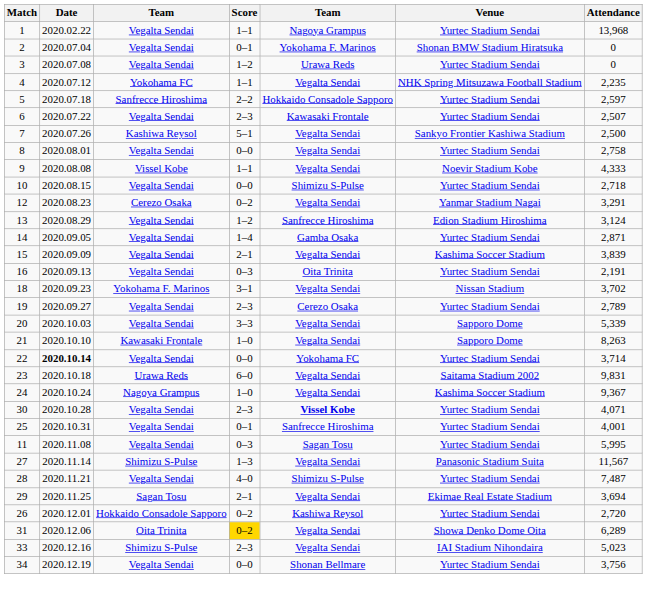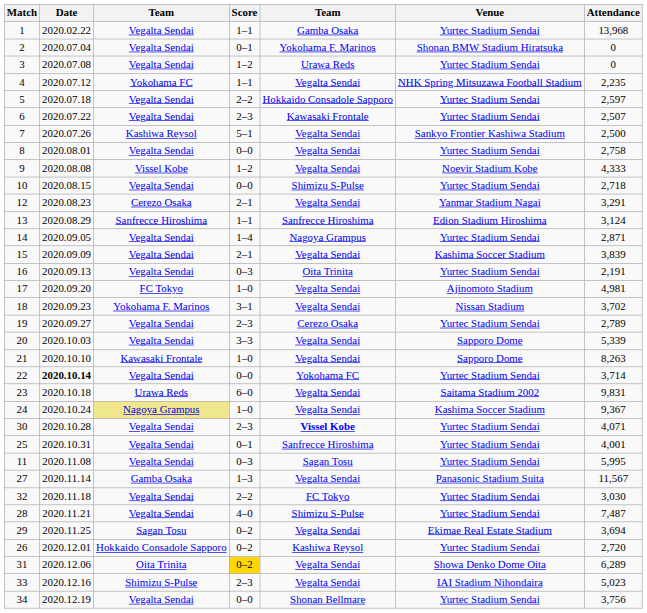(328, 30) Nagoya Grampus -> (328, 30) Gamba Osaka
(161, 99) Sanfrecce Hiroshima -> (161, 99) Vegalta Sendai
(245, 168) 1–1 -> (245, 168) 1–2
(245, 202) 0–2 -> (245, 202) 2–1
(161, 220) Vegalta Sendai -> (161, 220) Sanfrecce Hiroshima
(245, 220) 1–2 -> (245, 220) 1–1
(328, 237) Gamba Osaka -> (328, 237) Nagoya Grampus
+ row: (22, 289)
(161, 392) no background -> (161, 409) khaki background
(161, 461) Shimizu S-Pulse -> (161, 479) Gamba Osaka
+ row: (22, 496)
(245, 496) 2–1 -> (245, 530) 0–2
